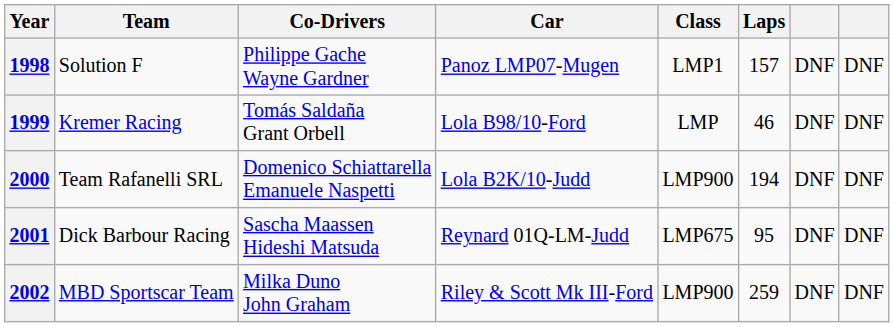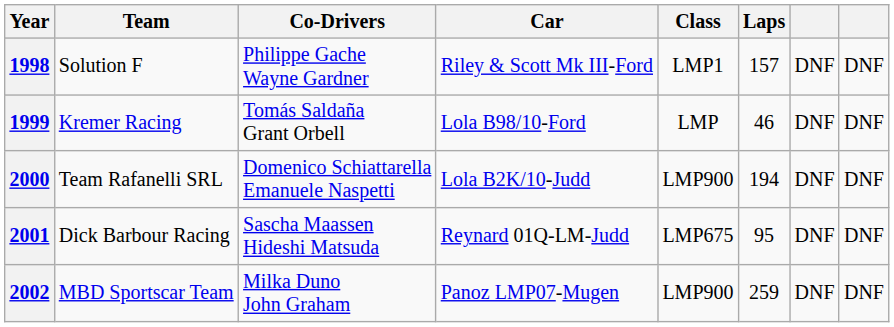(530, 66) Panoz LMP07-Mugen -> (547, 66) Riley & Scott Mk III-Ford
(547, 292) Riley & Scott Mk III-Ford -> (530, 292) Panoz LMP07-Mugen
